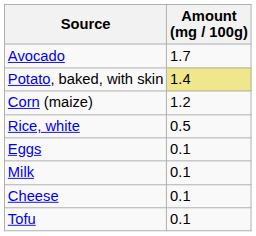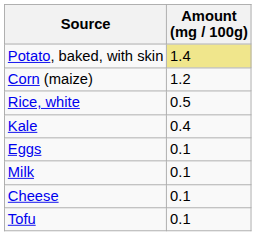- row: (36, 56)
+ row: (23, 126)
